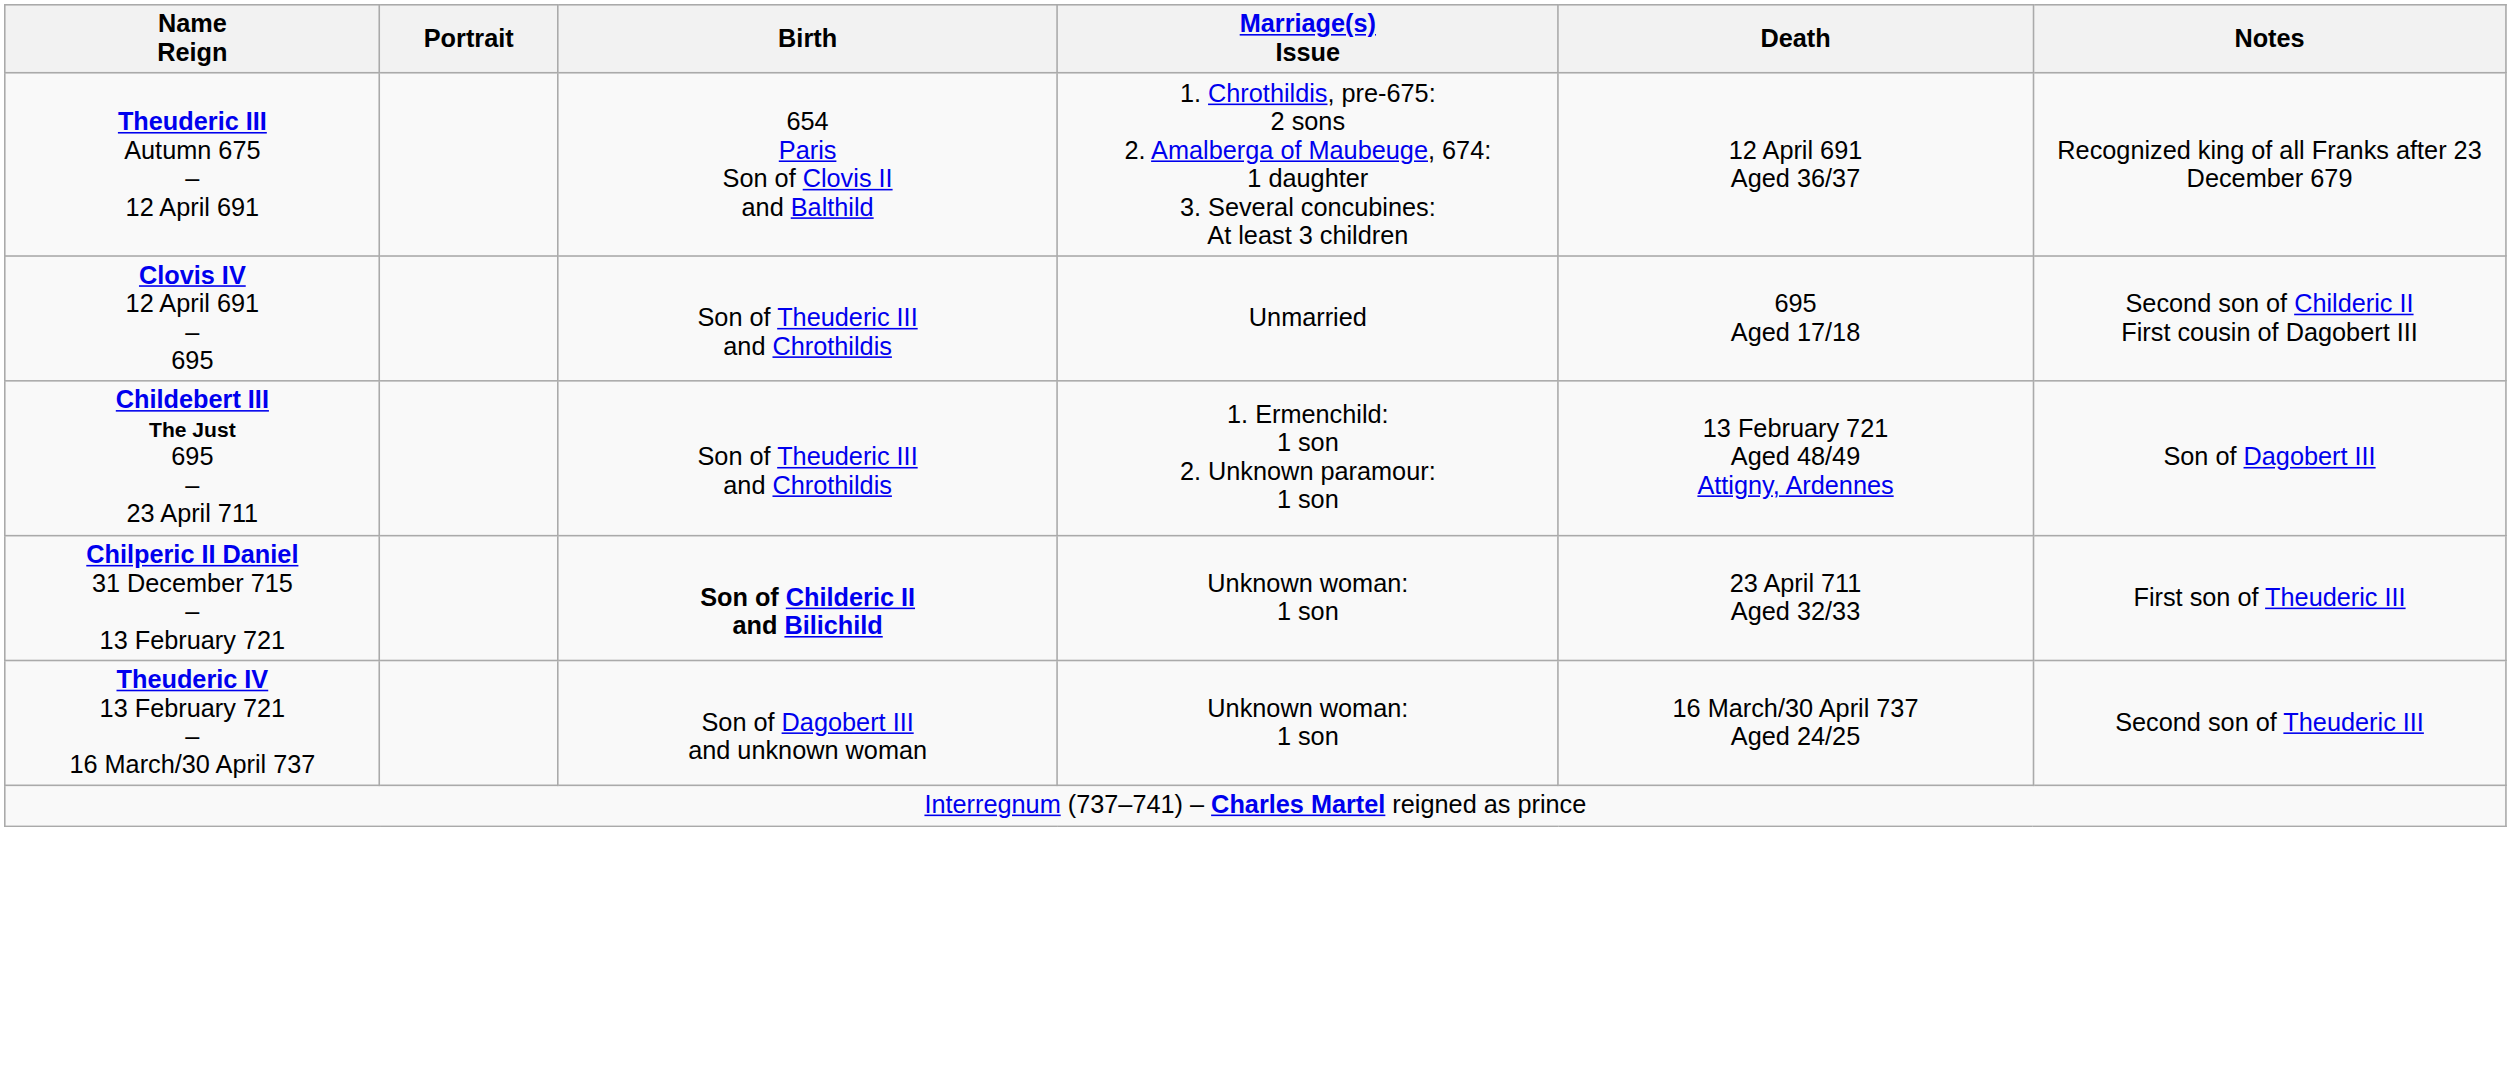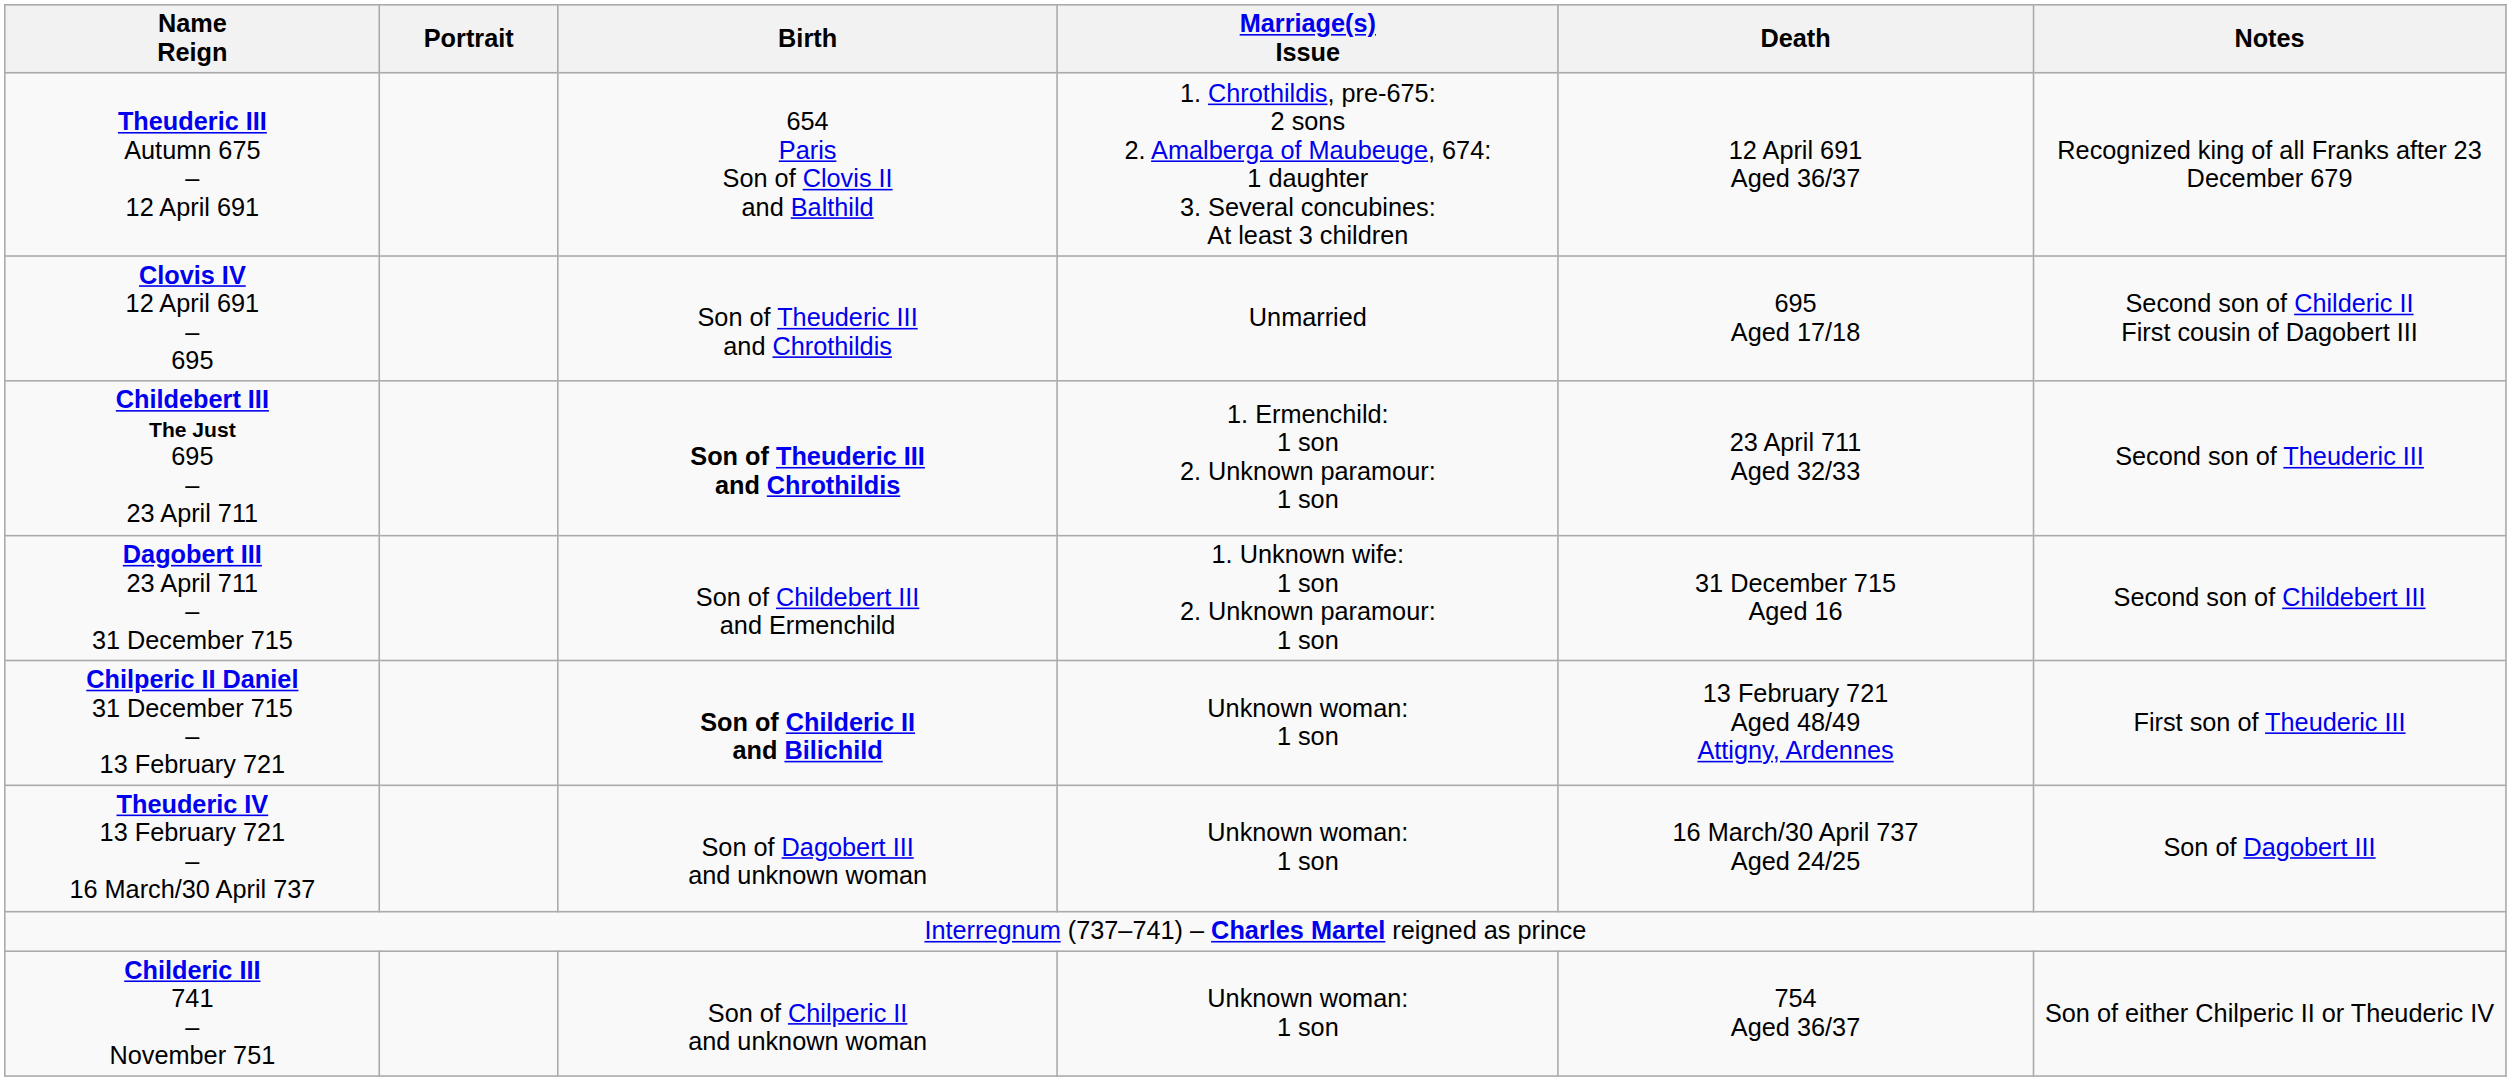(808, 471) normal -> (808, 471) bold
(1796, 457) 13 February 721 Aged 48/49 Attigny, Ardennes -> (1796, 457) 23 April 711 Aged 32/33
(2270, 457) Son of Dagobert III -> (2270, 457) Second son of Theuderic III
+ row: (192, 597)
(1796, 597) 23 April 711 Aged 32/33 -> (1796, 722) 13 February 721 Aged 48/49 Attigny, Ardennes
(2270, 722) Second son of Theuderic III -> (2270, 848) Son of Dagobert III
+ row: (192, 1013)
